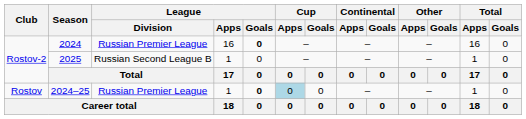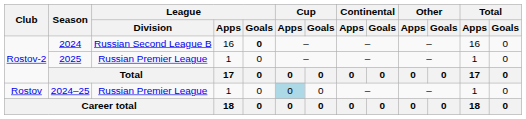(153, 43) Russian Premier League -> (153, 43) Russian Second League B
(153, 59) Russian Second League B -> (153, 59) Russian Premier League
(259, 91) bold -> (259, 91) normal
